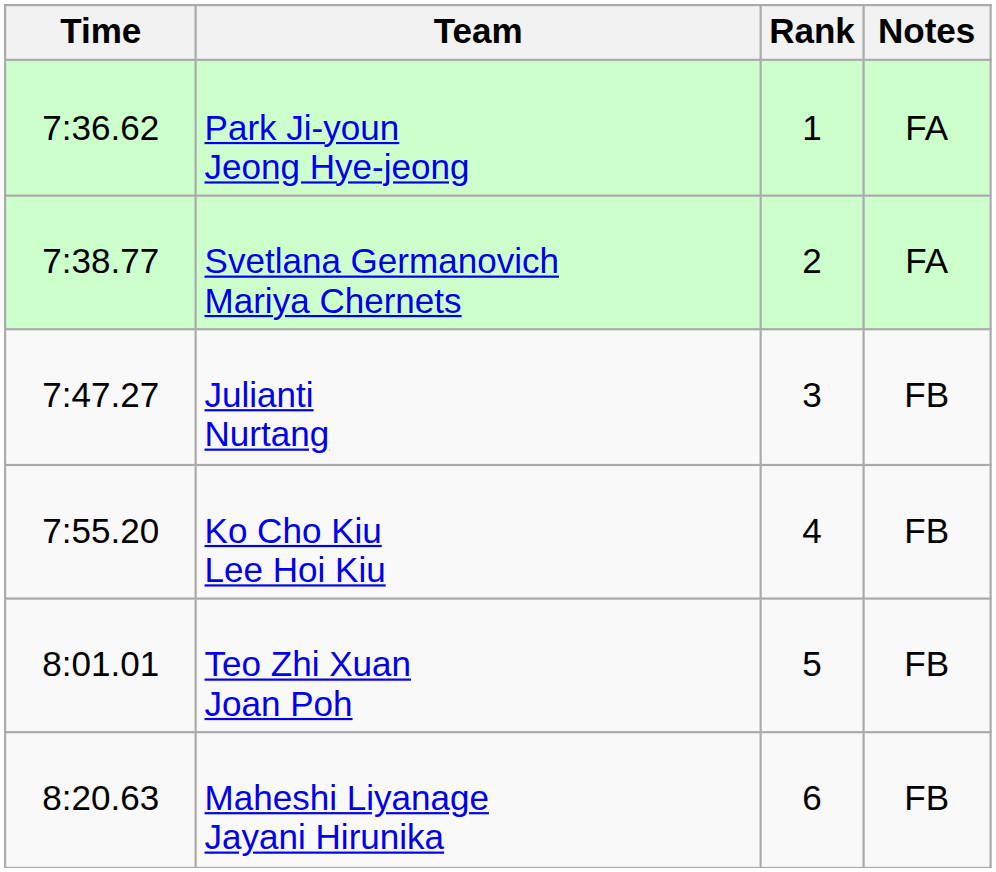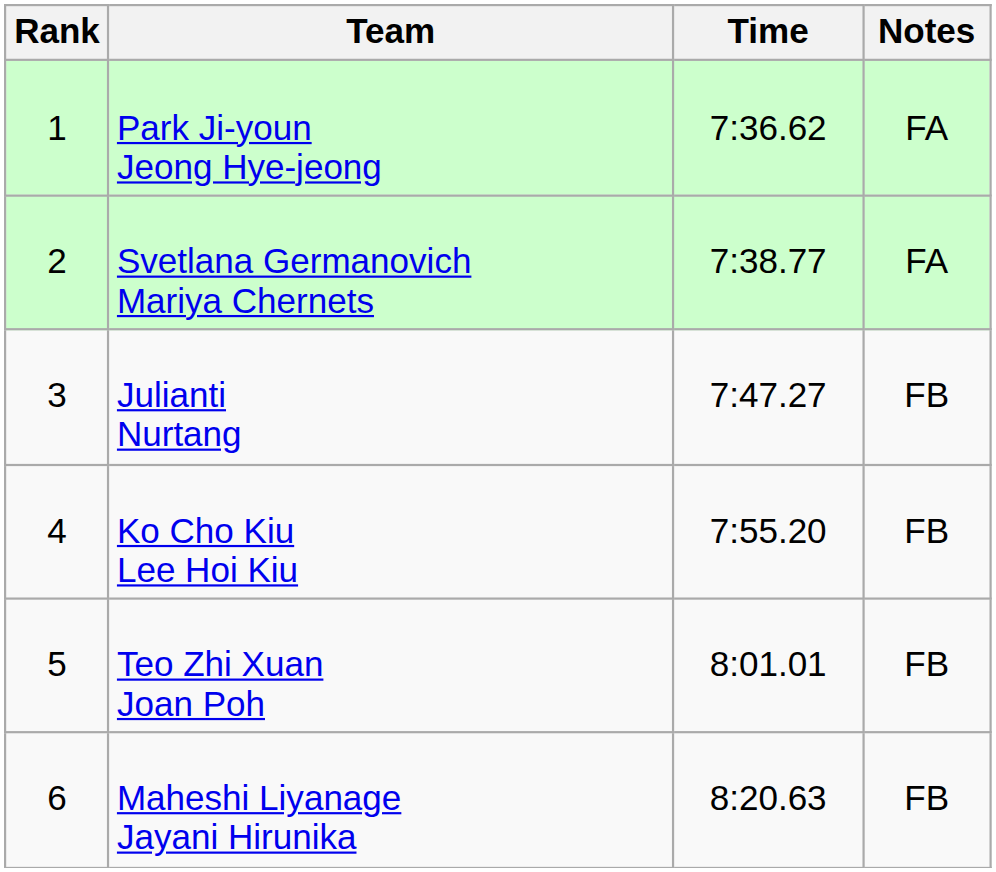columns swapped: (812, 32) <-> (101, 32)
